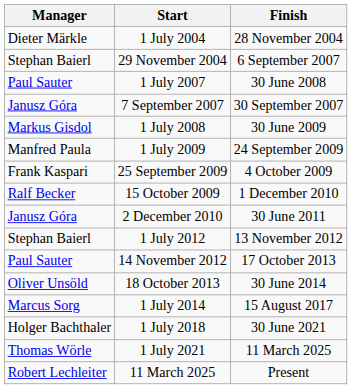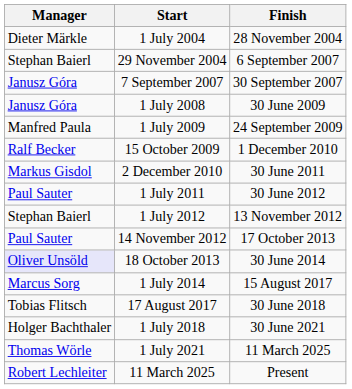- row: (173, 82)
(50, 127) Markus Gisdol -> (42, 104) Janusz Góra
- row: (173, 171)
(42, 216) Janusz Góra -> (50, 171) Markus Gisdol
+ row: (172, 194)
(48, 283) no background -> (48, 261) lavender background
+ row: (172, 305)
